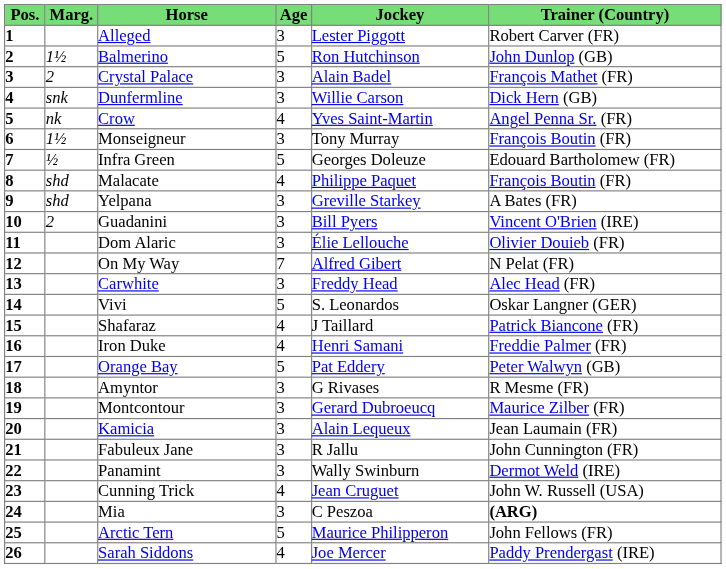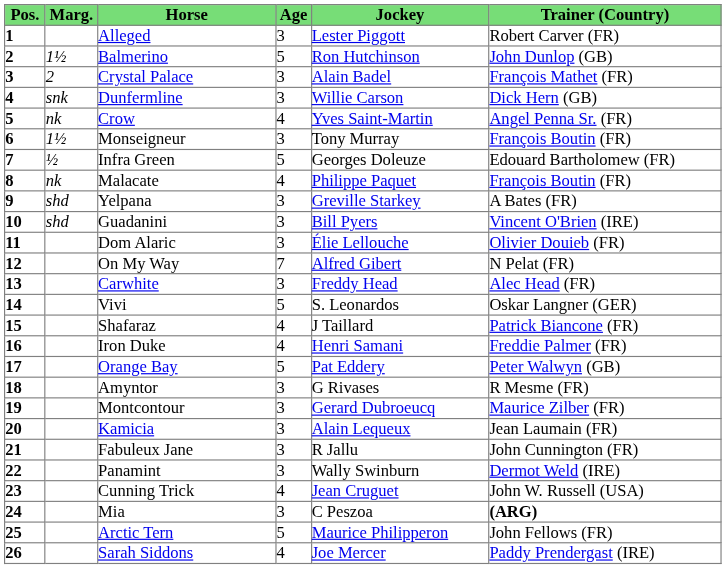(57, 180) shd -> (54, 180) nk
(50, 221) 2 -> (57, 221) shd
